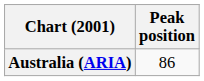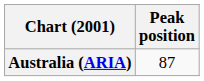(167, 62) 86 -> (167, 62) 87
